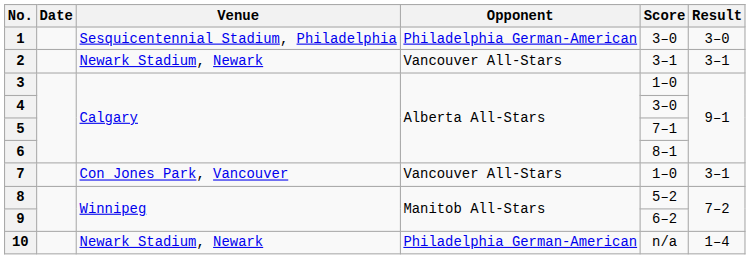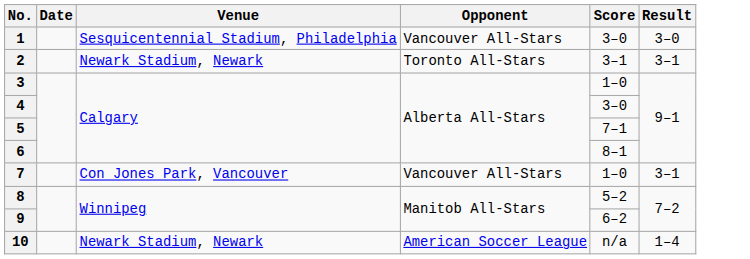(520, 39) Philadelphia German-American -> (483, 39) Vancouver All-Stars
(483, 61) Vancouver All-Stars -> (474, 61) Toronto All-Stars
(520, 243) Philadelphia German-American -> (495, 243) American Soccer League
